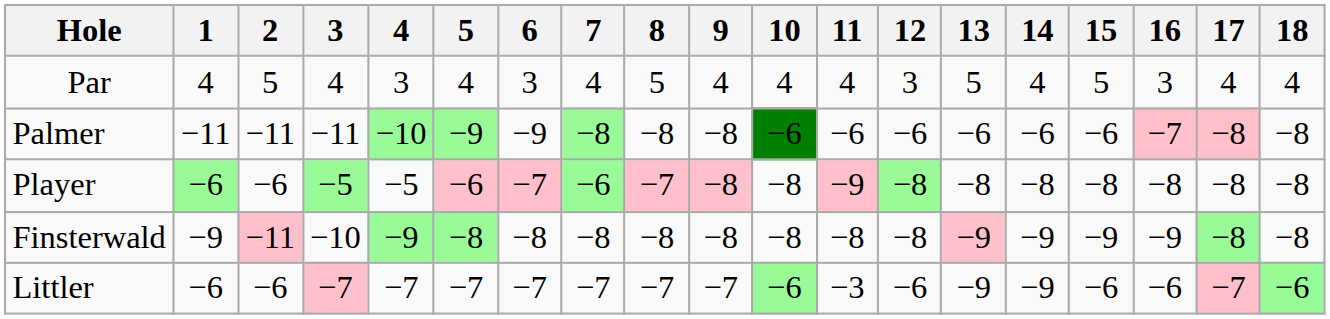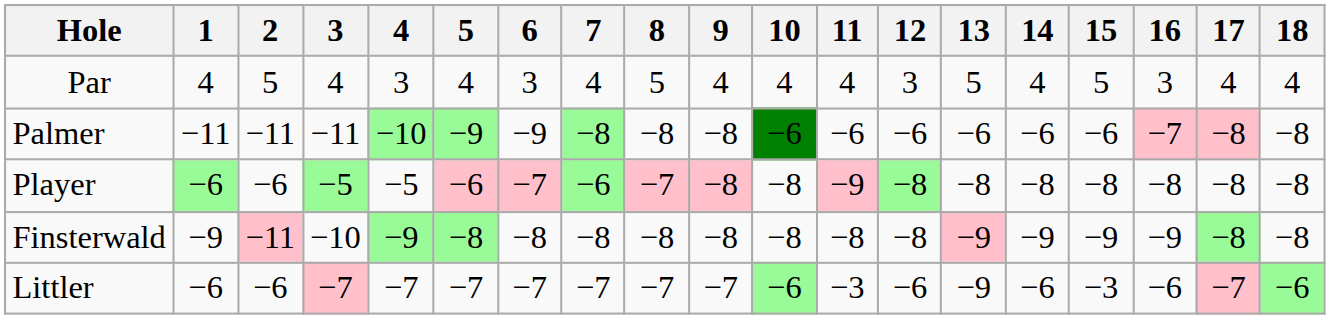(1037, 287) −9 -> (1037, 287) −6
(1101, 287) −6 -> (1101, 287) −3
